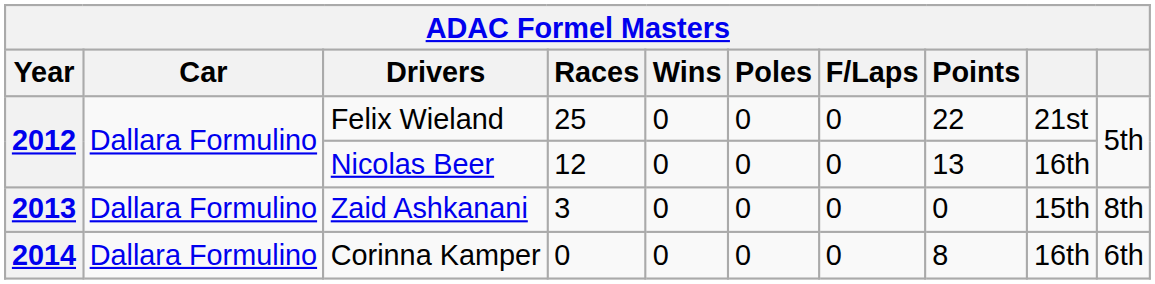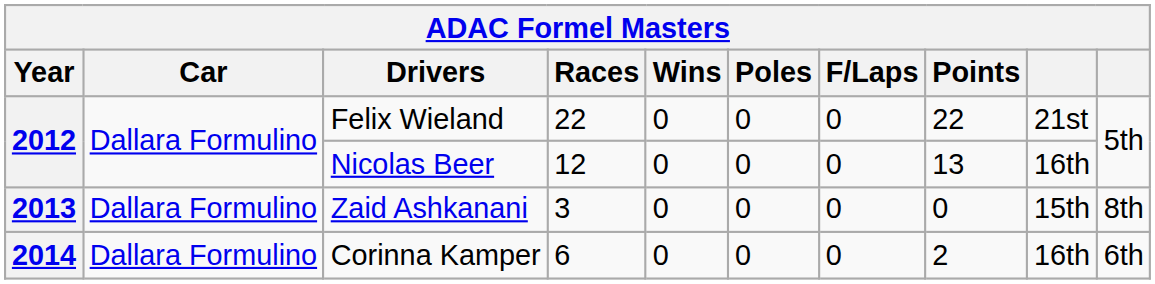(570, 118) 25 -> (570, 118) 22
(562, 255) 0 -> (562, 255) 6
(940, 255) 8 -> (940, 255) 2
